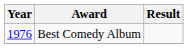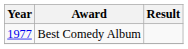(20, 33) 1976 -> (20, 33) 1977
